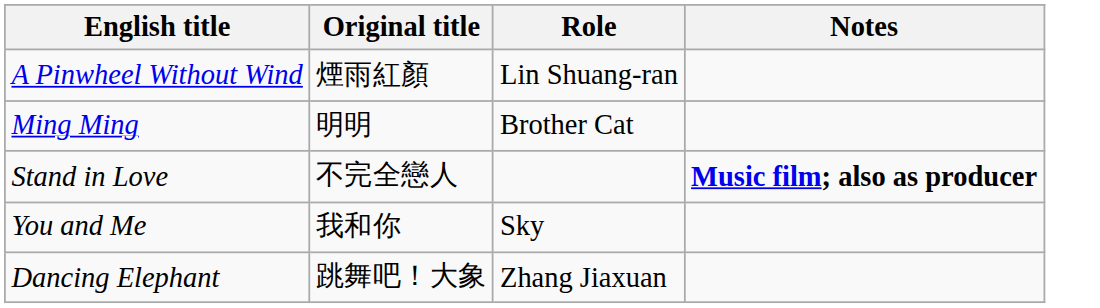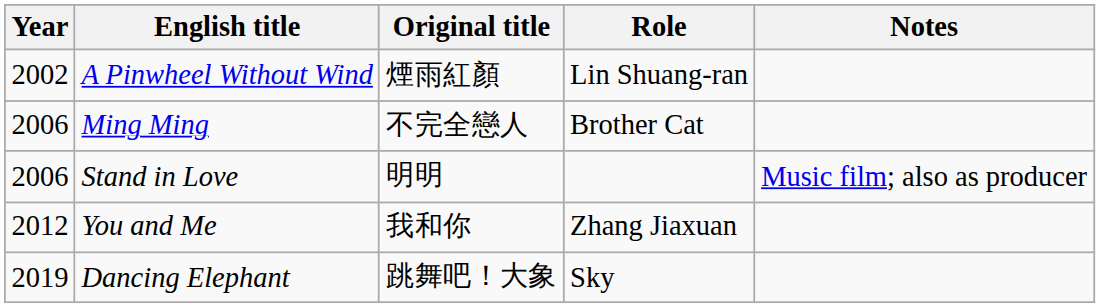+ column: (40, 27)
(344, 124) 明明 -> (457, 124) 不完全戀人
(387, 175) 不完全戀人 -> (415, 175) 明明
(864, 175) bold -> (924, 175) normal
(522, 226) Sky -> (654, 226) Zhang Jiaxuan
(583, 276) Zhang Jiaxuan -> (592, 276) Sky
